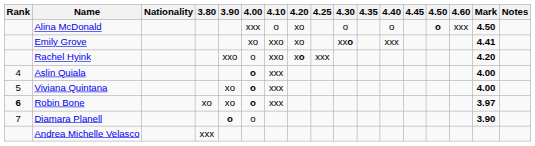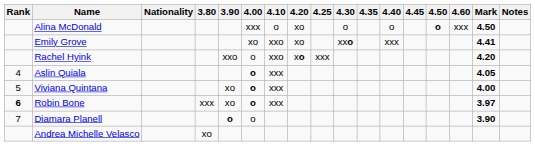(486, 73) 4.00 -> (486, 73) 4.05
(207, 103) xo -> (207, 103) xxx
(207, 133) xxx -> (207, 133) xo
